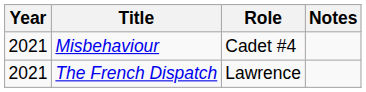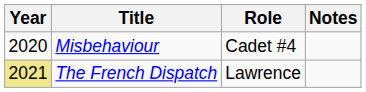(28, 45) 2021 -> (28, 45) 2020
(28, 73) no background -> (28, 73) khaki background
